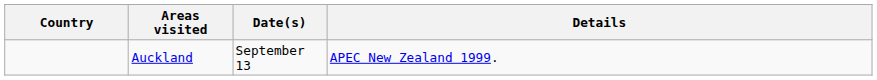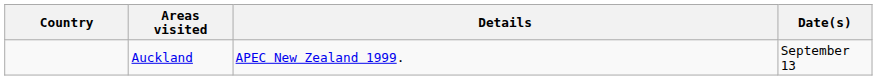columns swapped: (280, 22) <-> (599, 22)
